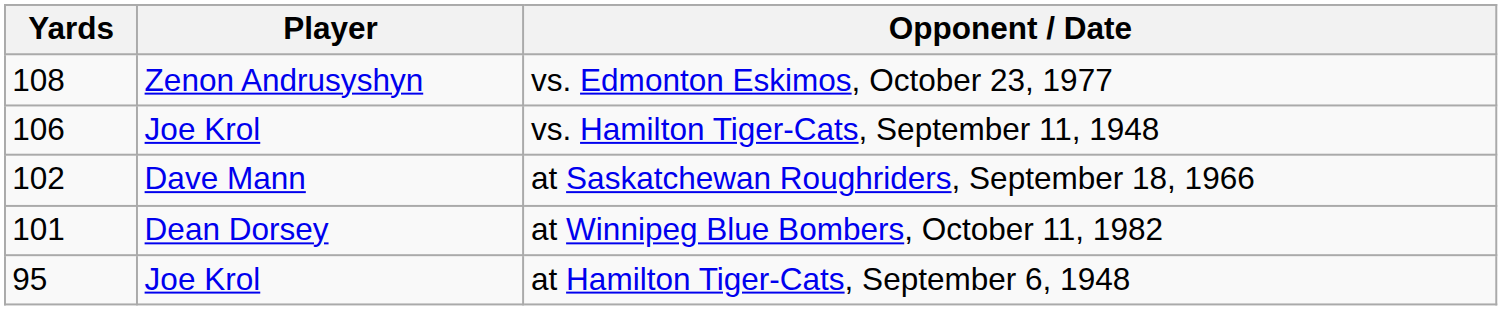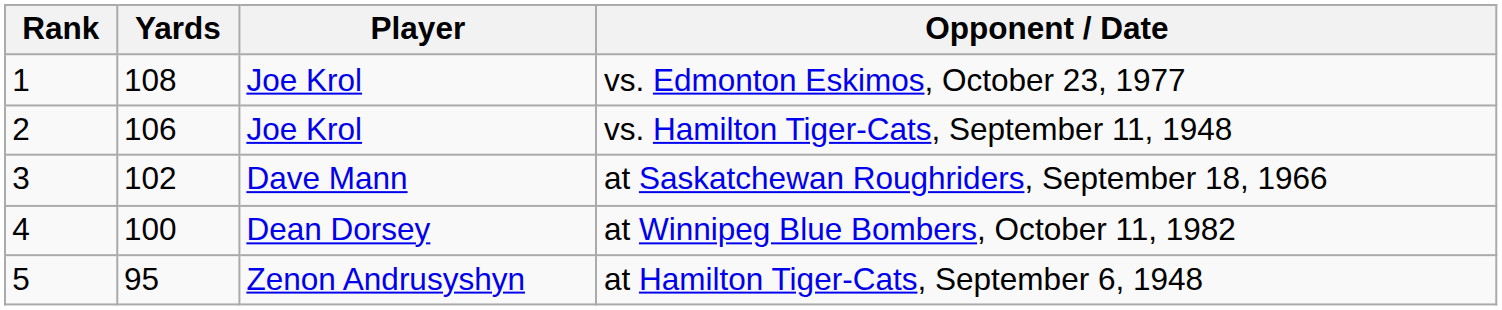+ column: (61, 29)
(284, 79) Zenon Andrusyshyn -> (304, 79) Joe Krol
(39, 229) 101 -> (150, 229) 100
(202, 279) Joe Krol -> (386, 279) Zenon Andrusyshyn
